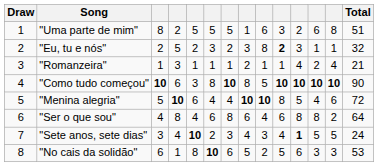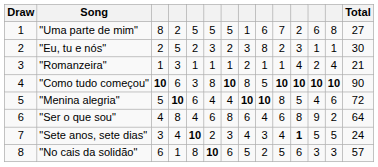(282, 30) 3 -> (282, 30) 7
(358, 30) 51 -> (358, 30) 27
(282, 48) bold -> (282, 48) normal
(358, 48) 32 -> (358, 48) 30
(317, 118) 8 -> (317, 118) 9
(358, 153) 53 -> (358, 153) 57
